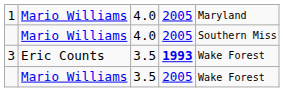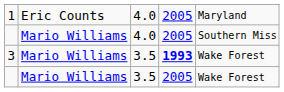(74, 15) Mario Williams -> (63, 15) Eric Counts
(63, 56) Eric Counts -> (74, 56) Mario Williams
